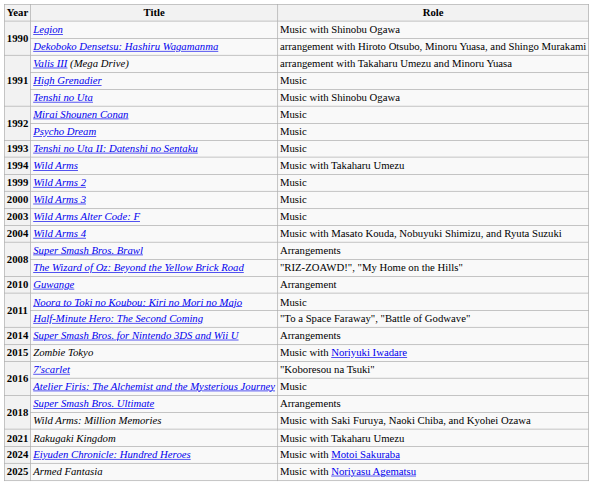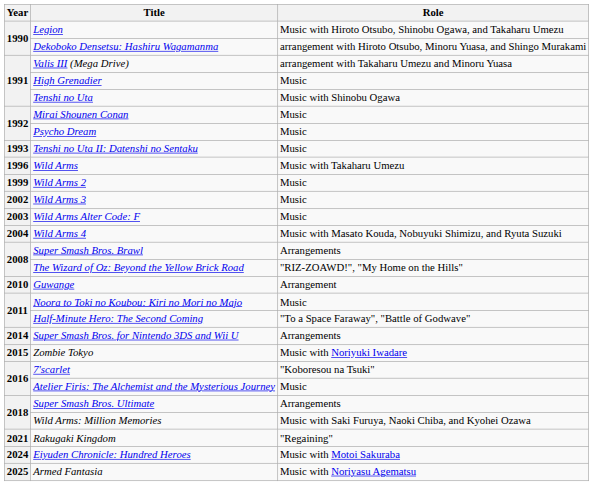(340, 30) Music with Shinobu Ogawa -> (422, 30) Music with Hiroto Otsubo, Shinobu Ogawa, and Takaharu Umezu
(18, 166) 1994 -> (18, 166) 1996
(18, 200) 2000 -> (18, 200) 2002
(342, 438) Music with Takaharu Umezu -> (306, 438) "Regaining"
